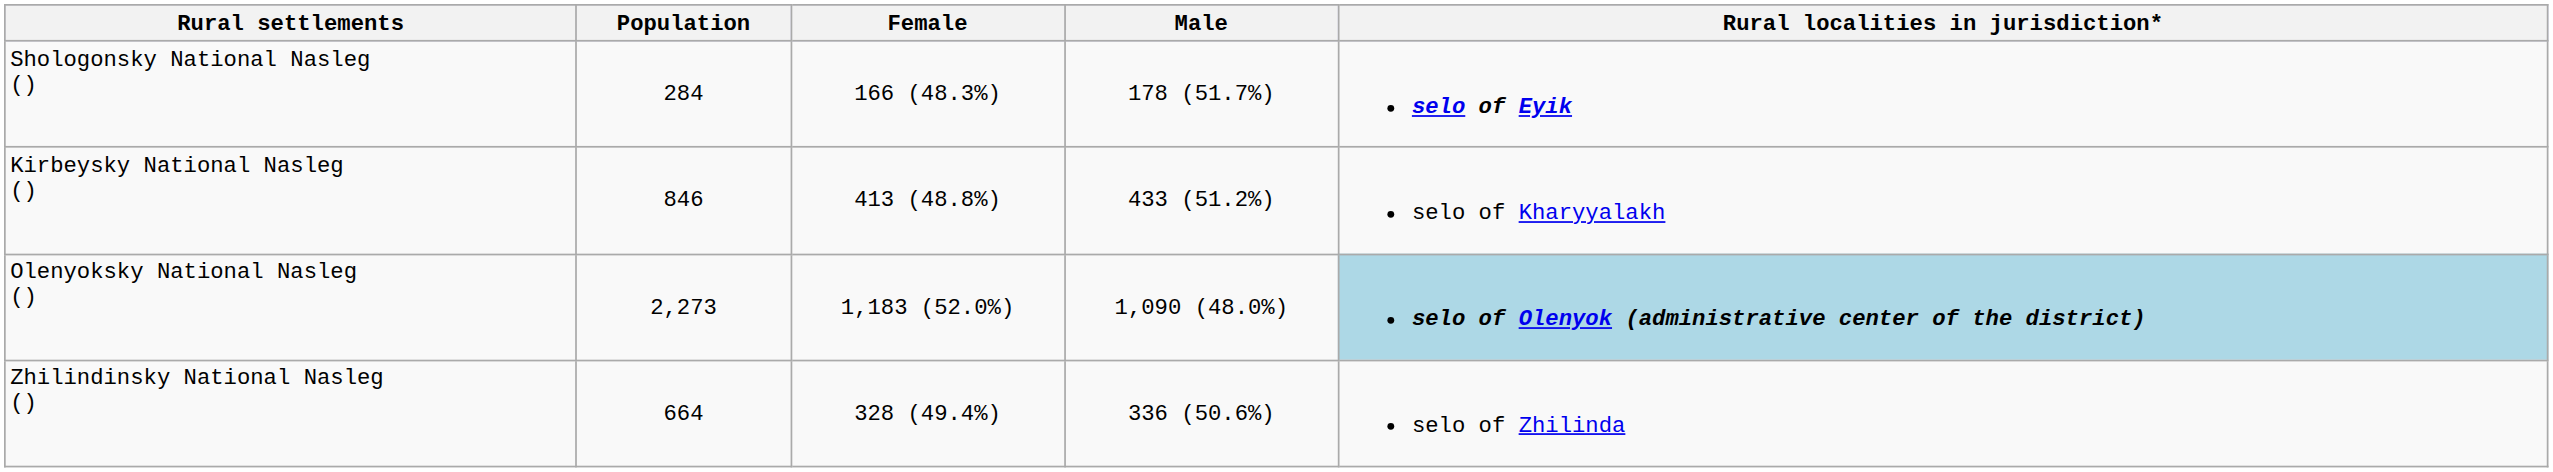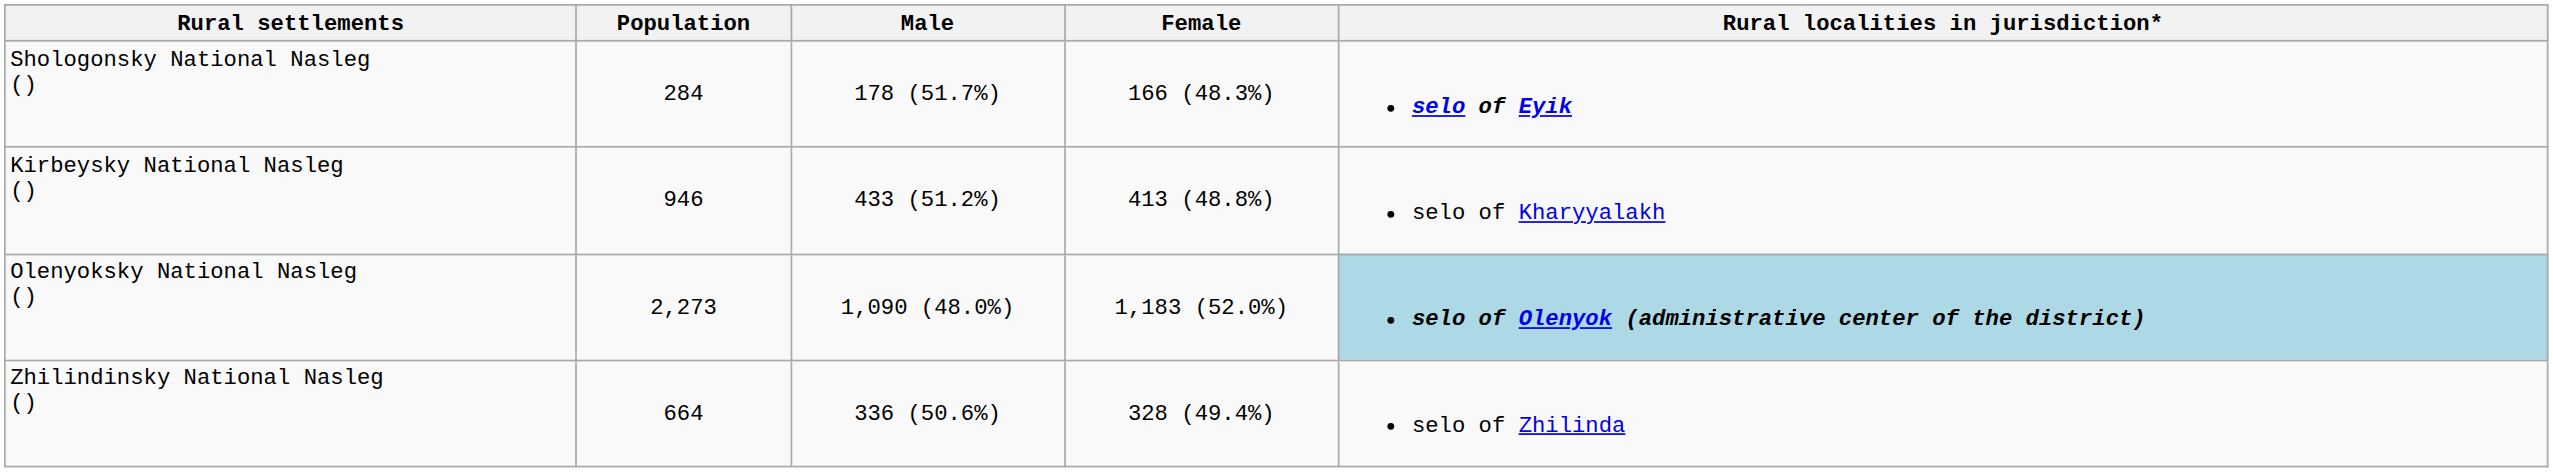columns swapped: (1201, 23) <-> (928, 23)
(684, 201) 846 -> (684, 201) 946
